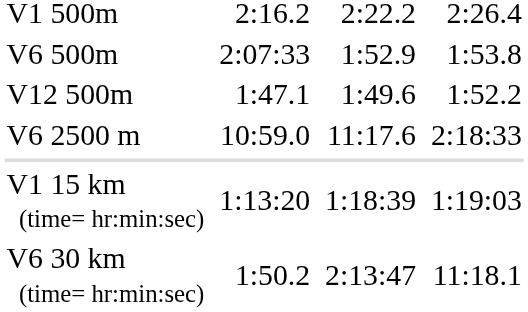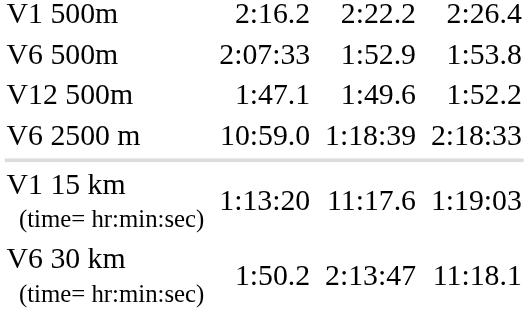(372, 135) 11:17.6 -> (371, 135) 1:18:39
(371, 200) 1:18:39 -> (372, 200) 11:17.6
